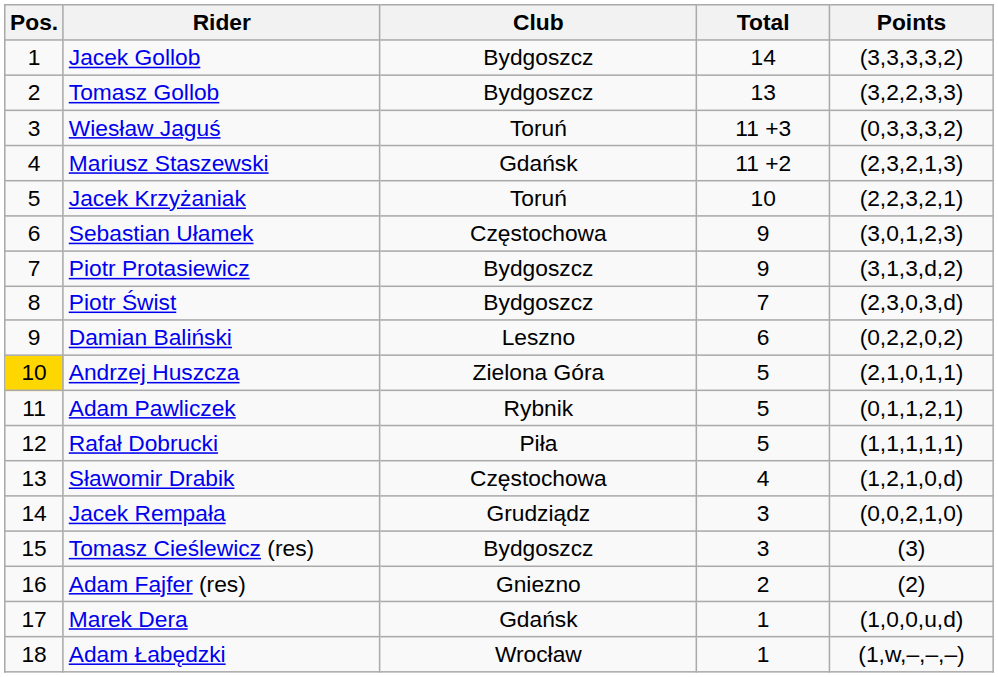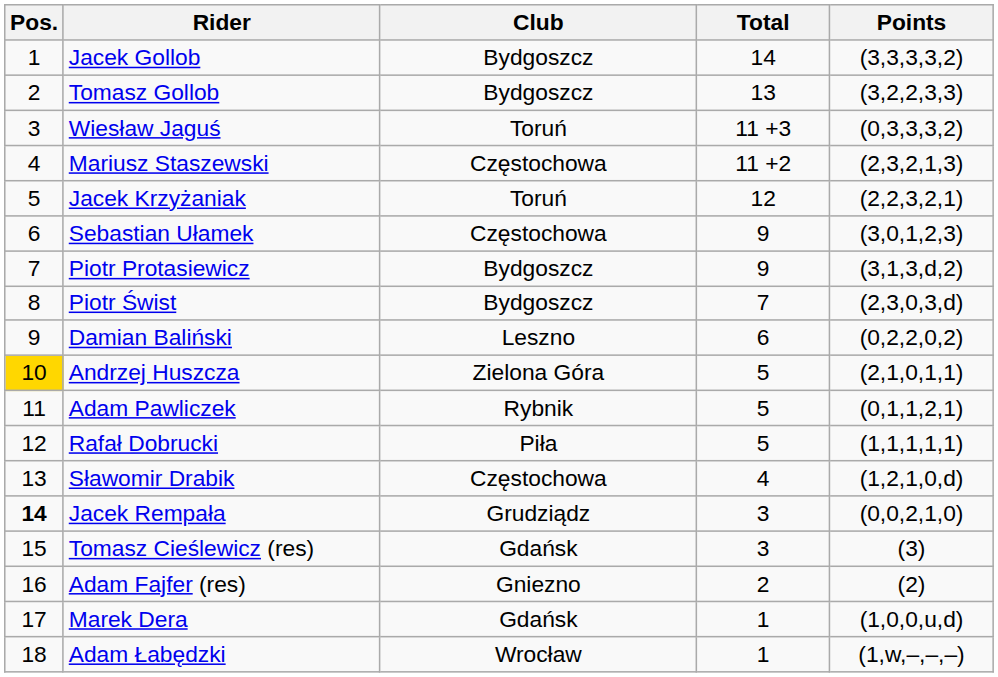(538, 163) Gdańsk -> (538, 163) Częstochowa
(763, 198) 10 -> (763, 198) 12
(34, 514) normal -> (34, 514) bold
(538, 549) Bydgoszcz -> (538, 549) Gdańsk
